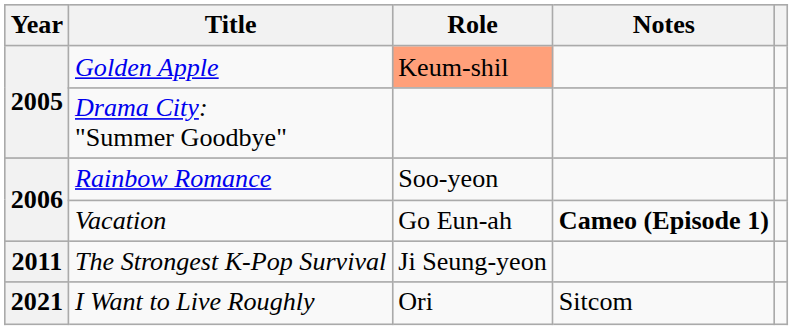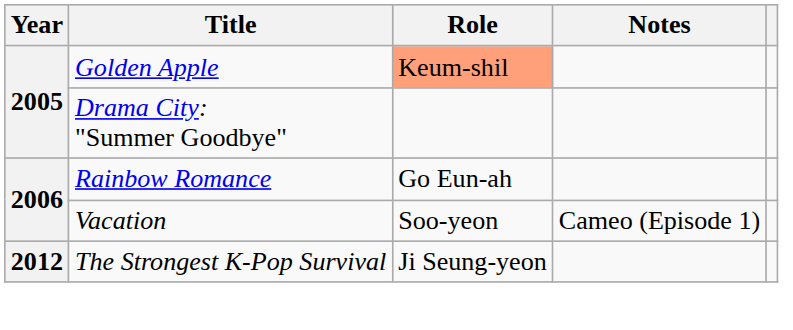(448, 178) Soo-yeon -> (455, 178) Go Eun-ah
(455, 219) Go Eun-ah -> (448, 219) Soo-yeon
(664, 219) bold -> (659, 219) normal
(37, 261) 2011 -> (37, 261) 2012
- row: (195, 302)
